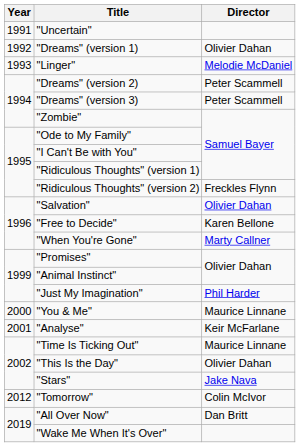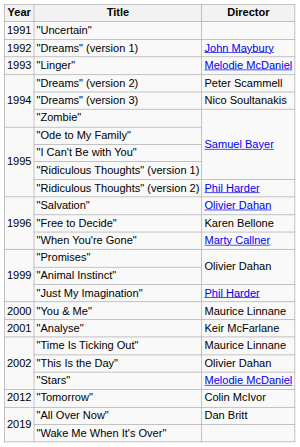(238, 48) Olivier Dahan -> (239, 48) John Maybury
(243, 100) Peter Scammell -> (246, 100) Nico Soultanakis
(240, 188) Freckles Flynn -> (232, 188) Phil Harder
(231, 380) Jake Nava -> (248, 380) Melodie McDaniel
